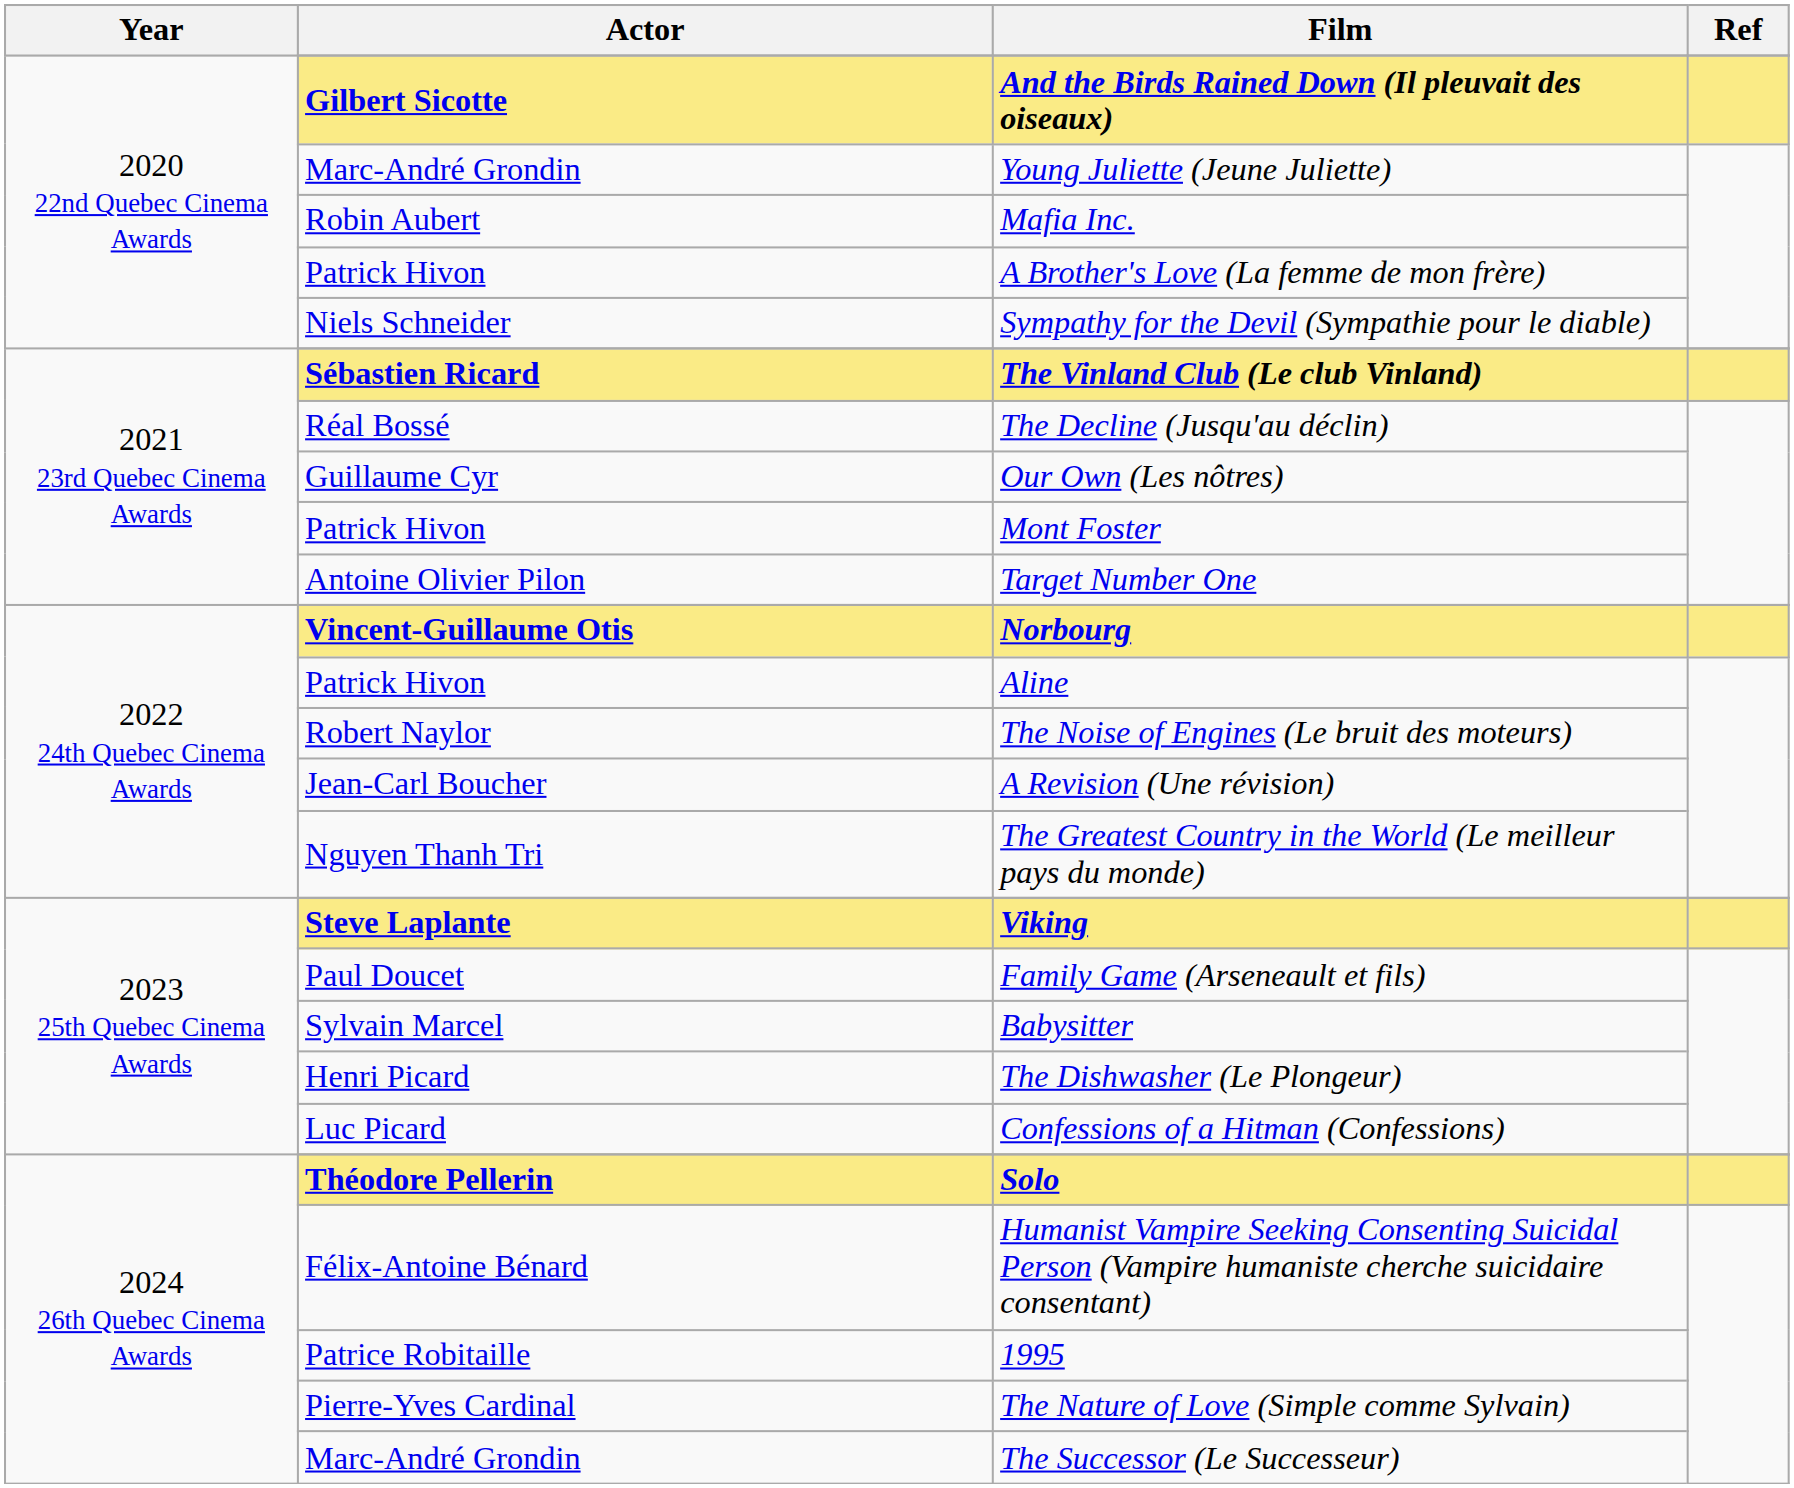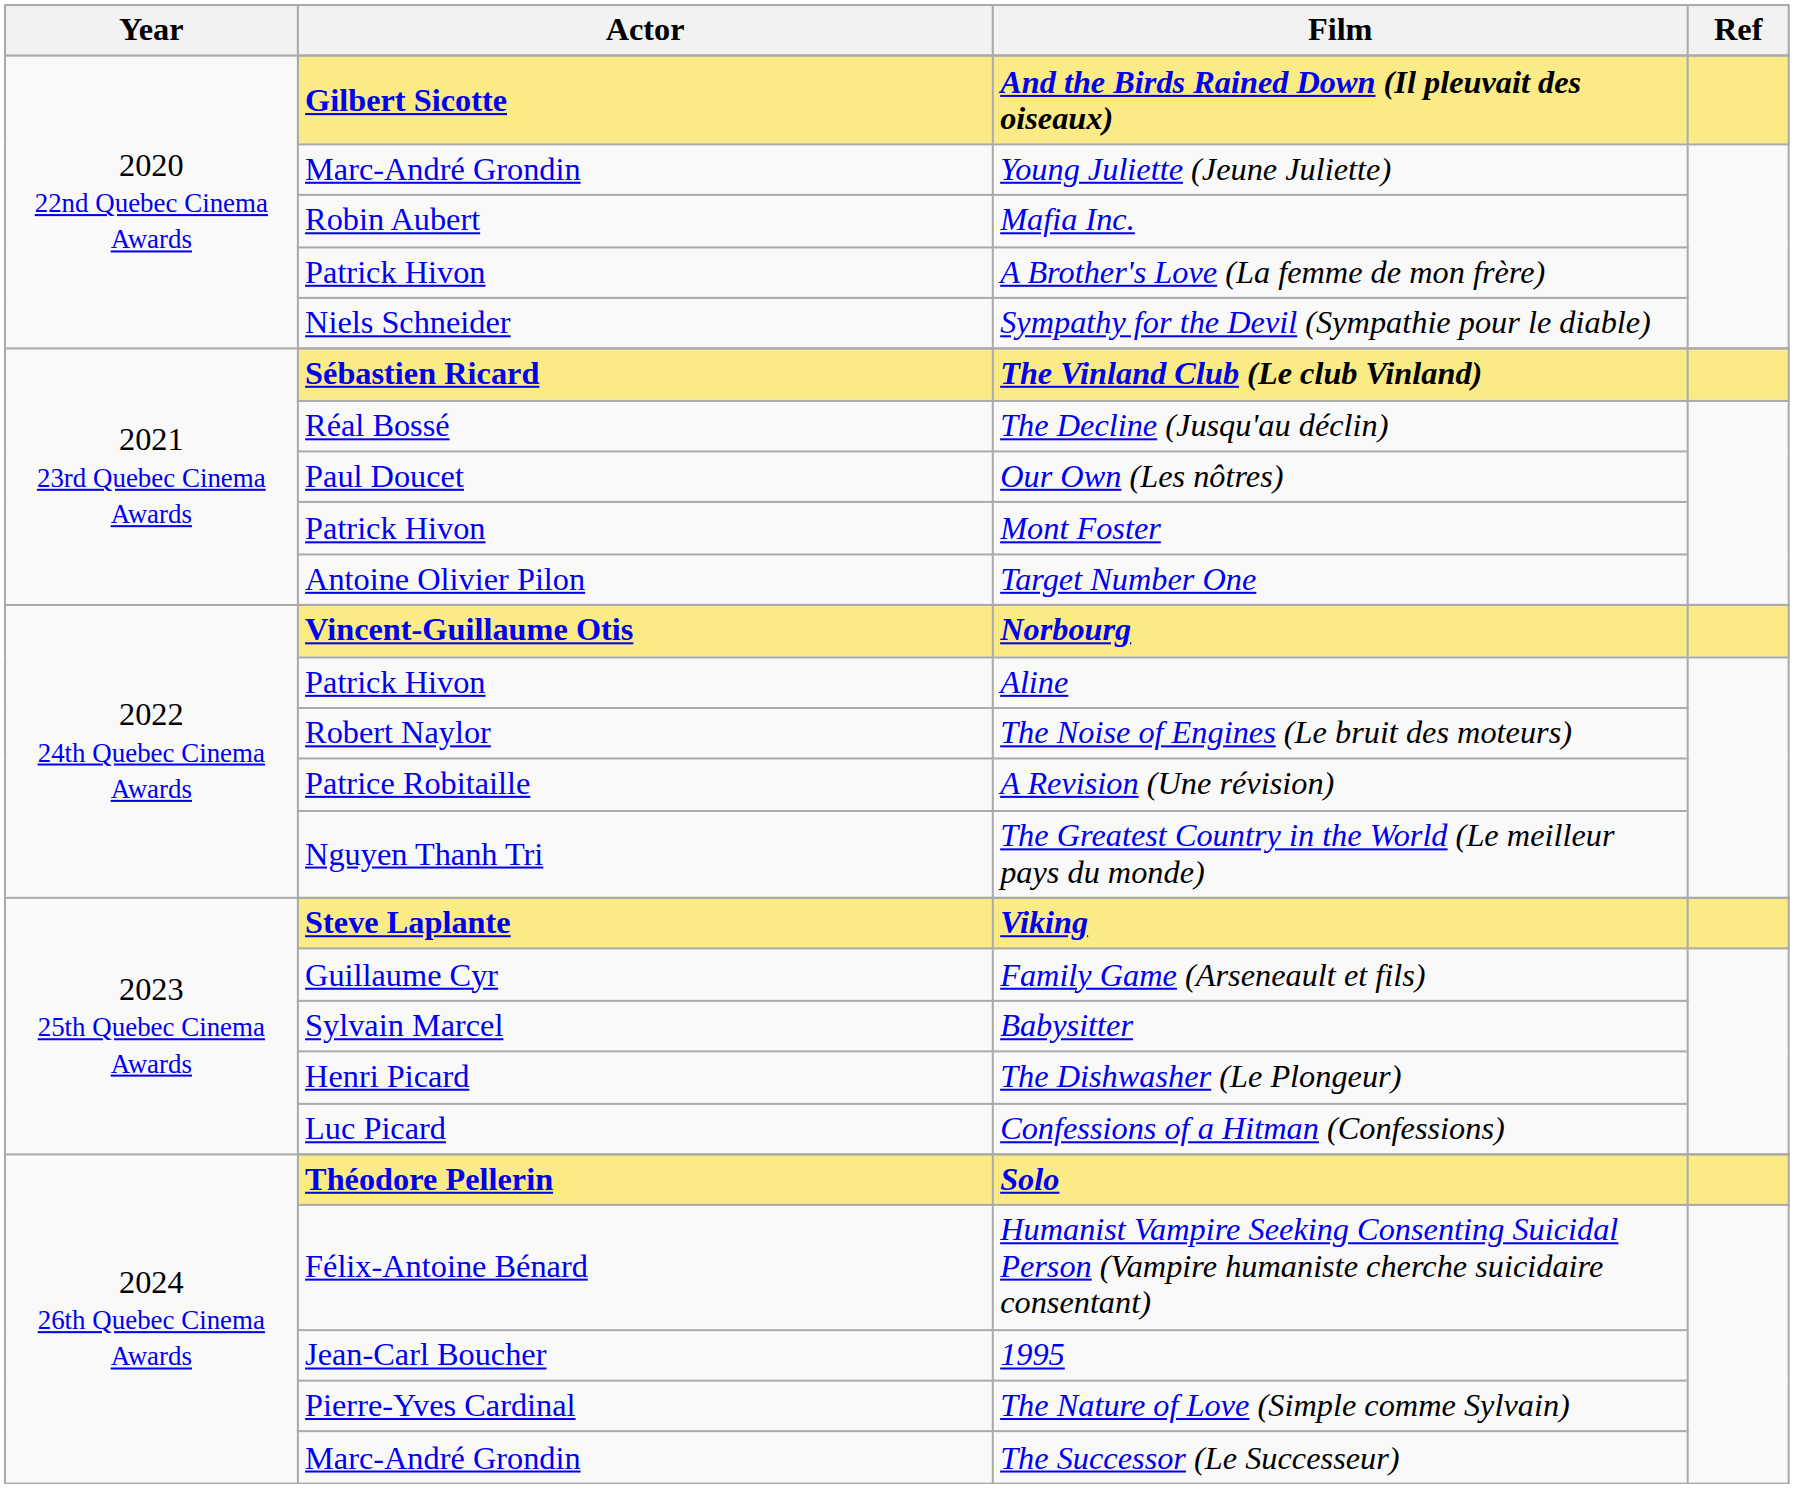(402, 476) Guillaume Cyr -> (385, 476) Paul Doucet
(426, 784) Jean-Carl Boucher -> (418, 784) Patrice Robitaille
(385, 974) Paul Doucet -> (402, 974) Guillaume Cyr
(418, 1354) Patrice Robitaille -> (426, 1354) Jean-Carl Boucher
